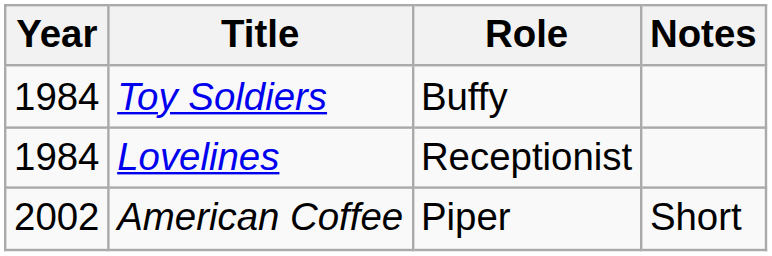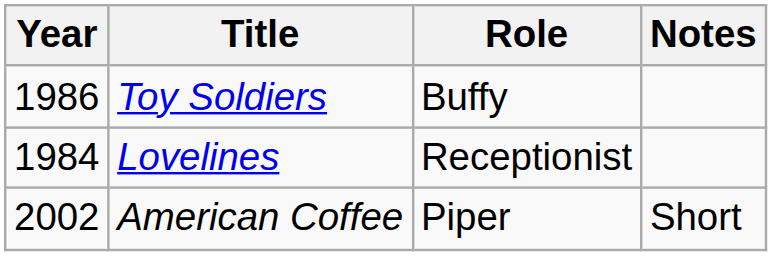(57, 95) 1984 -> (57, 95) 1986
